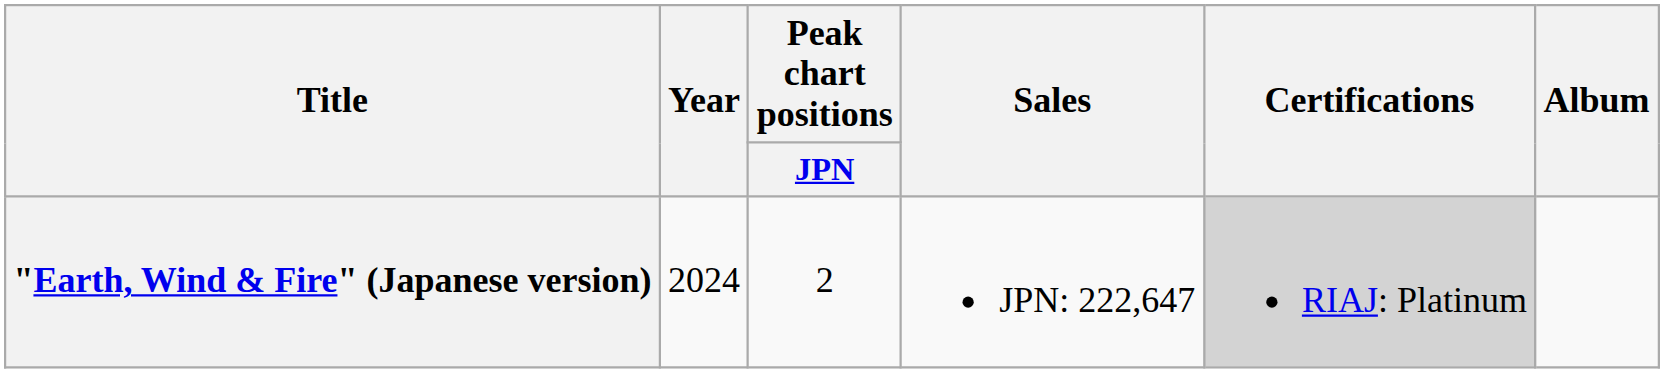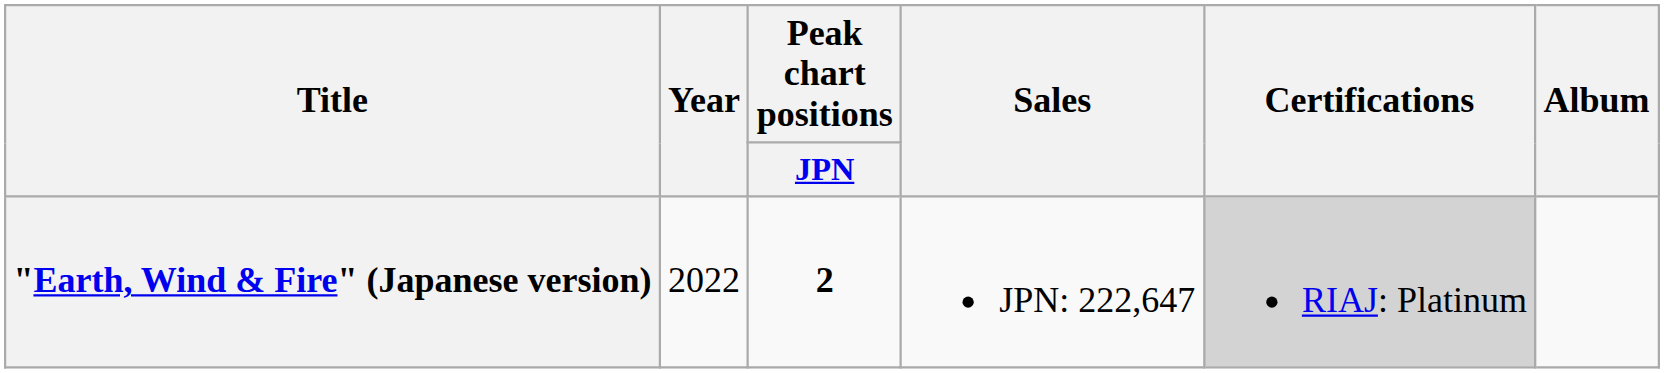(704, 280) 2024 -> (704, 280) 2022
(825, 280) normal -> (825, 280) bold
